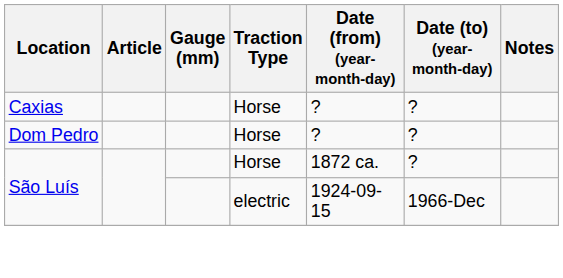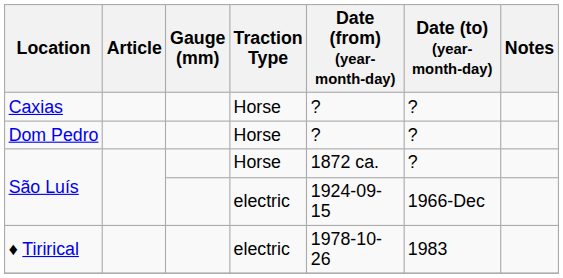+ row: (44, 249)
